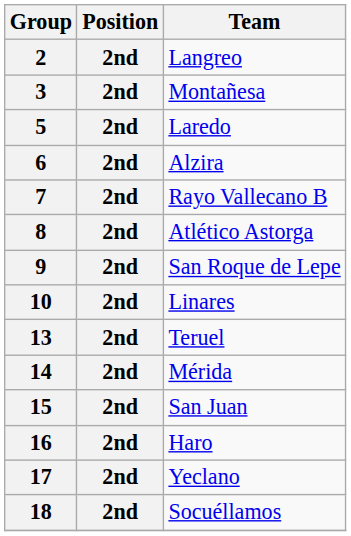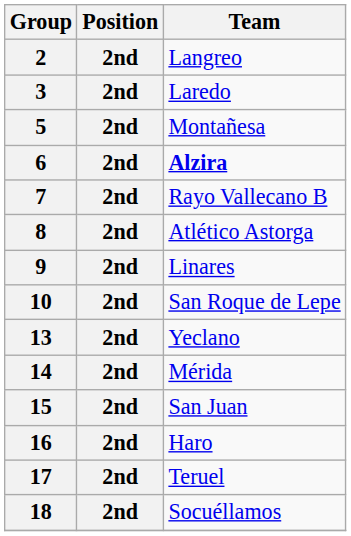(217, 92) Montañesa -> (200, 92) Laredo
(200, 127) Laredo -> (217, 127) Montañesa
(196, 162) normal -> (198, 162) bold
(255, 267) San Roque de Lepe -> (202, 267) Linares
(202, 302) Linares -> (255, 302) San Roque de Lepe
(196, 337) Teruel -> (204, 337) Yeclano
(204, 477) Yeclano -> (196, 477) Teruel
